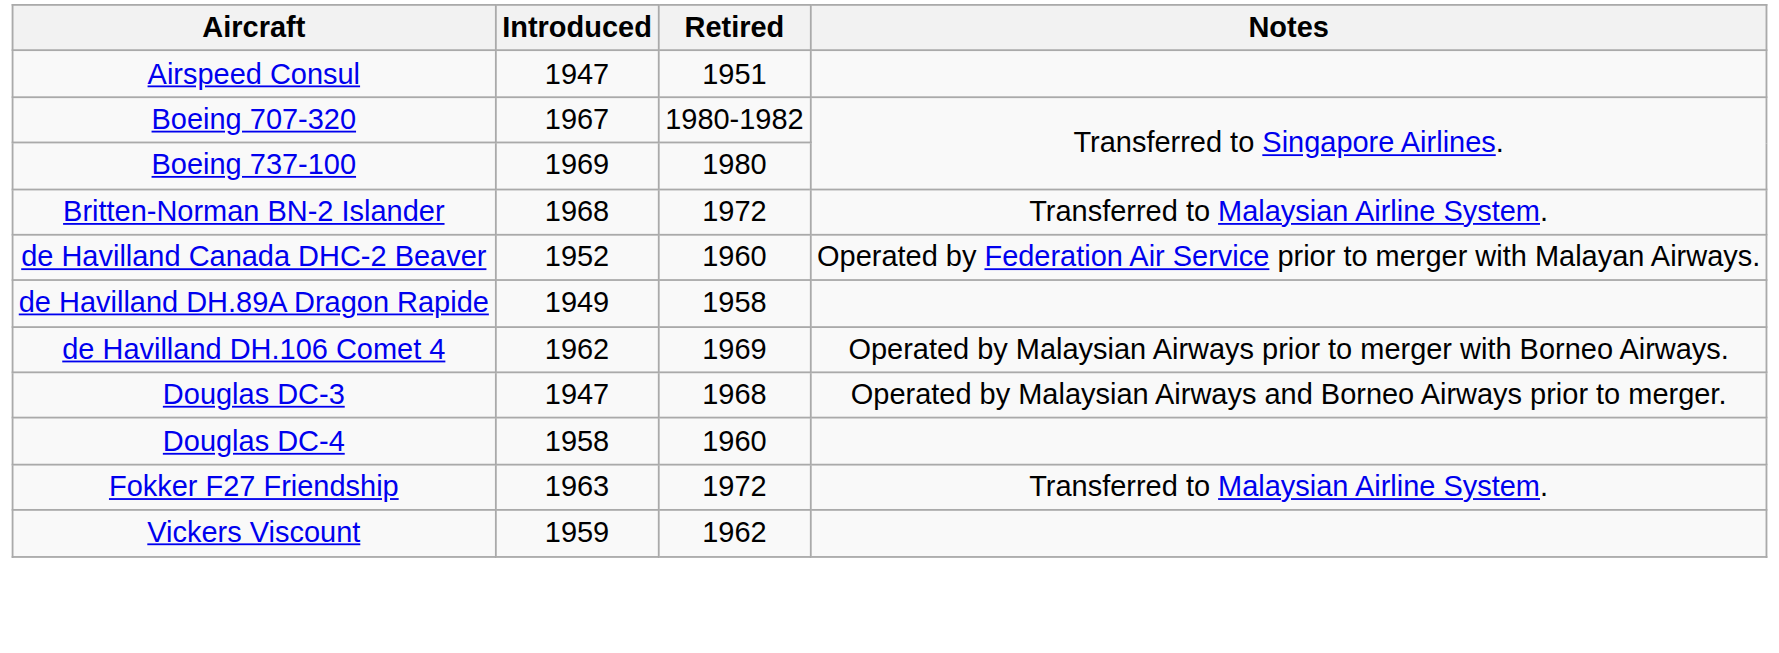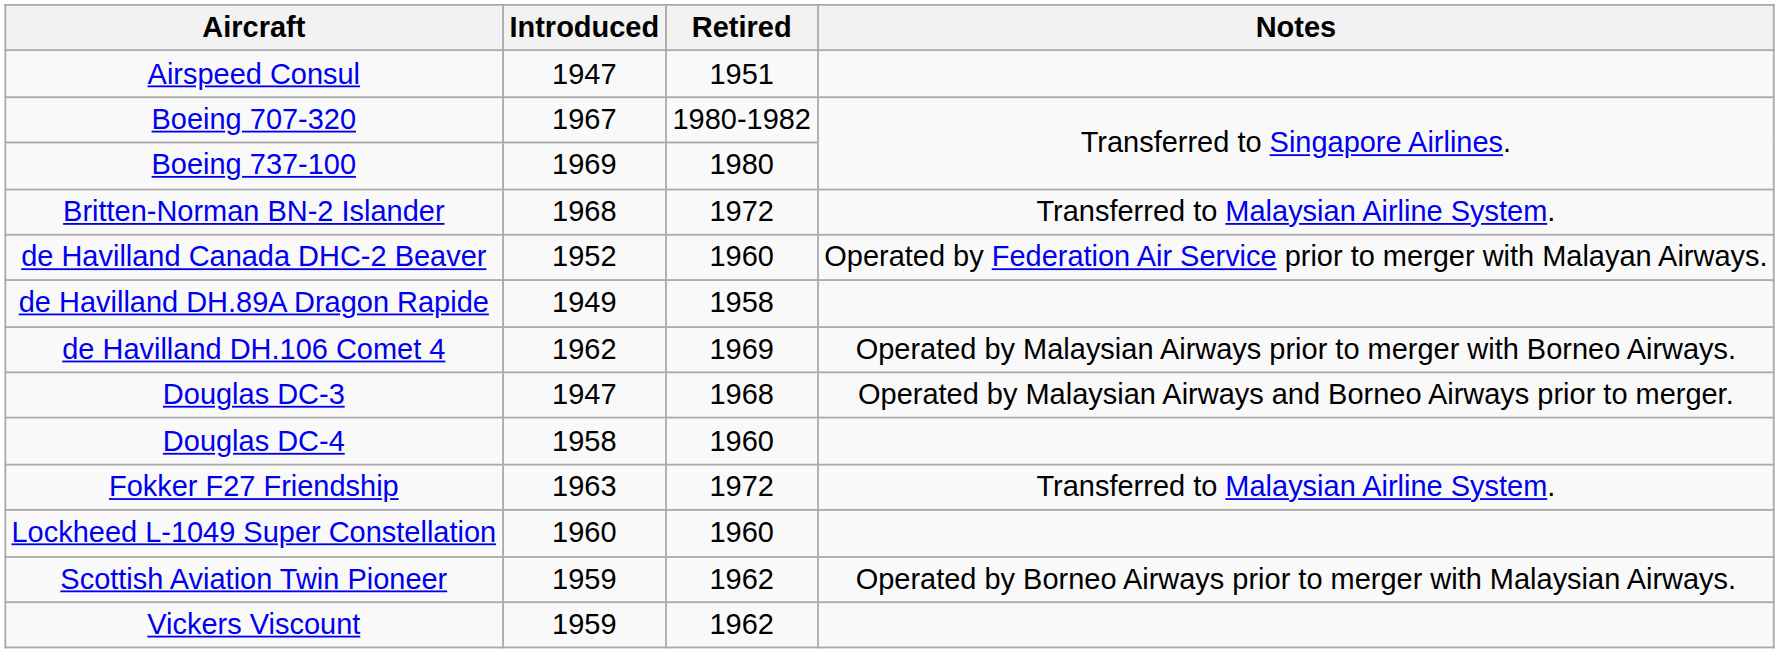+ row: (254, 532)
+ row: (254, 578)
